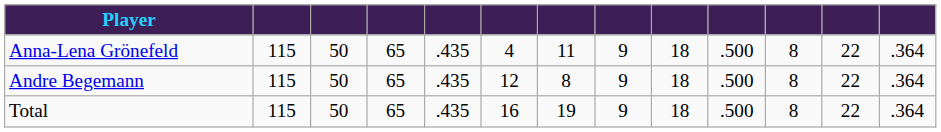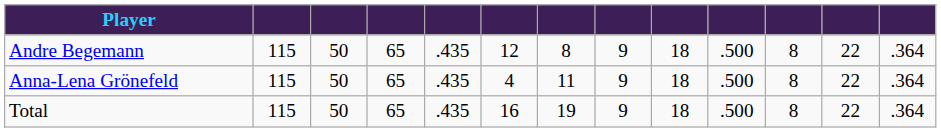rows swapped: (76, 80) <-> (94, 50)
